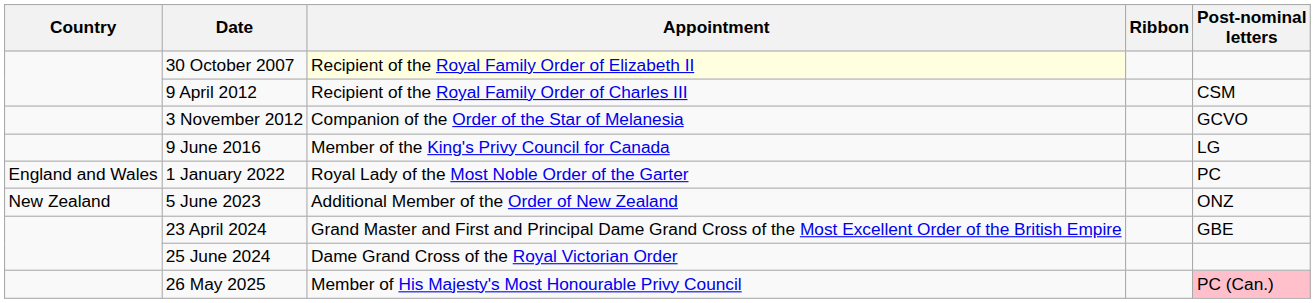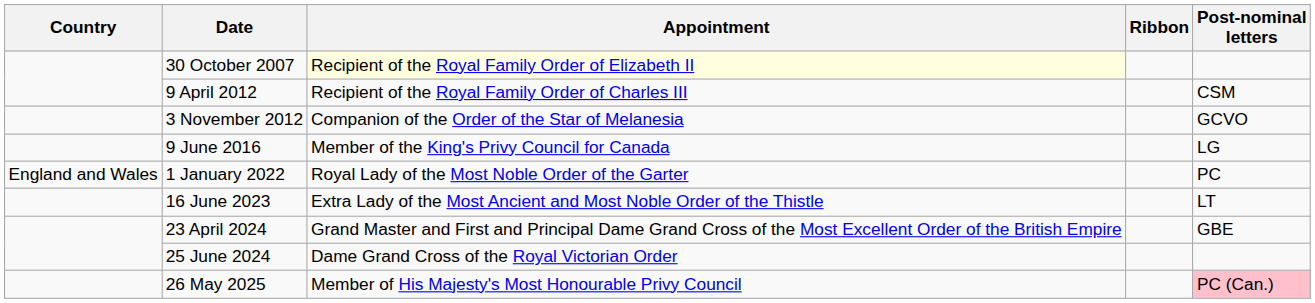- row: (213, 202)
+ row: (218, 202)
